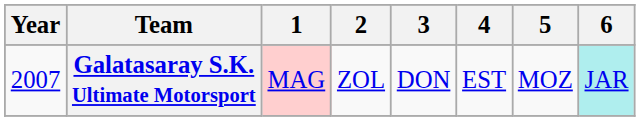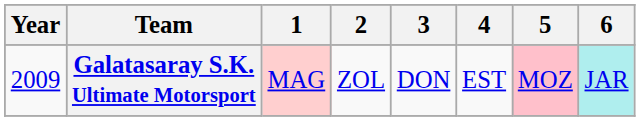(36, 79) 2007 -> (36, 79) 2009
(545, 79) no background -> (545, 79) pink background
